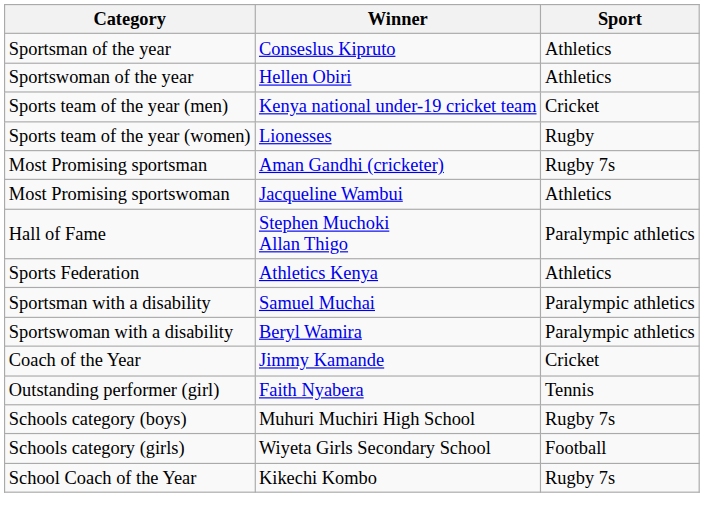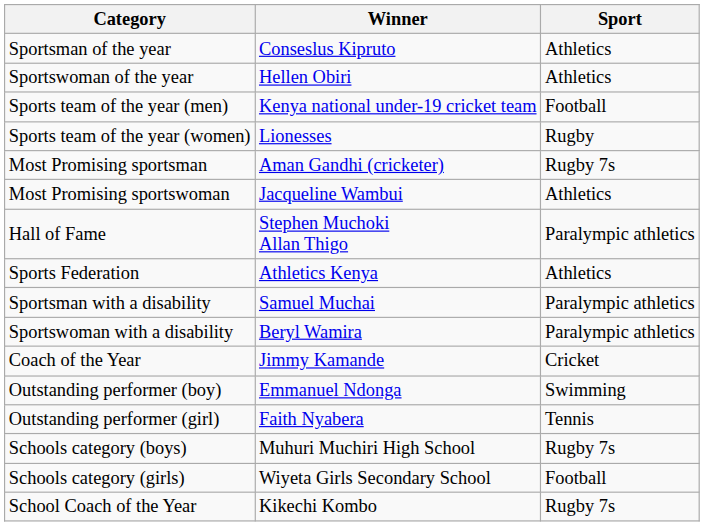(572, 106) Cricket -> (576, 106) Football
+ row: (115, 389)
